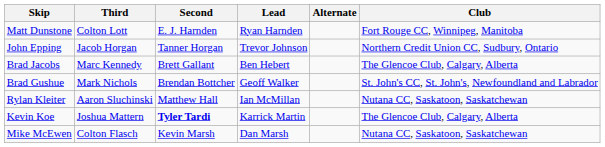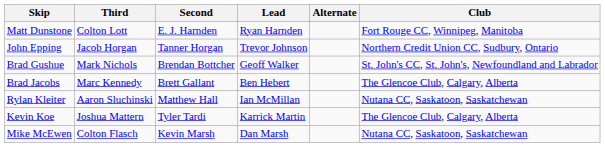rows swapped: (35, 82) <-> (33, 64)
(184, 116) bold -> (182, 116) normal
